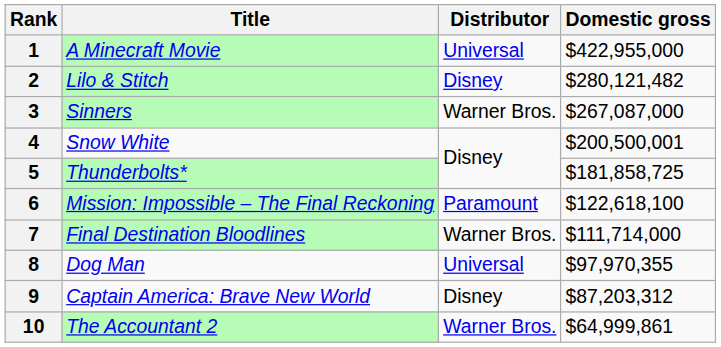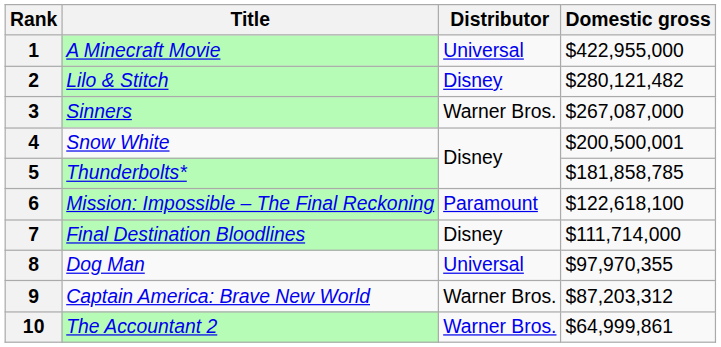(625, 173) $181,858,725 -> (625, 173) $181,858,785
(500, 234) Warner Bros. -> (473, 234) Disney
(473, 296) Disney -> (500, 296) Warner Bros.
